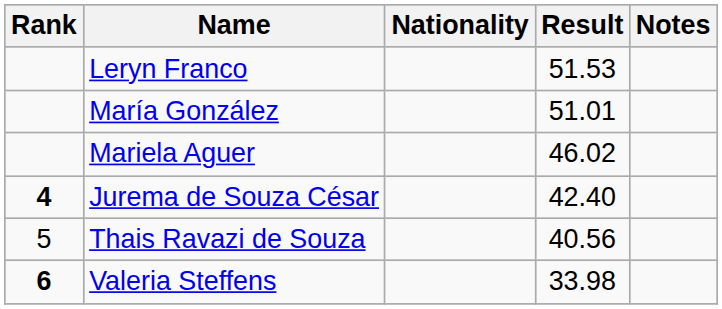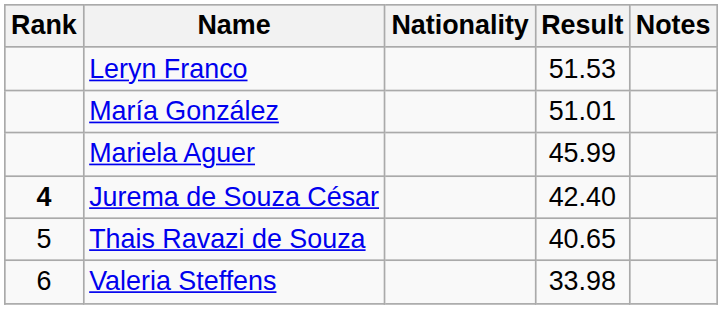(582, 153) 46.02 -> (582, 153) 45.99
(582, 238) 40.56 -> (582, 238) 40.65
(44, 281) bold -> (44, 281) normal
